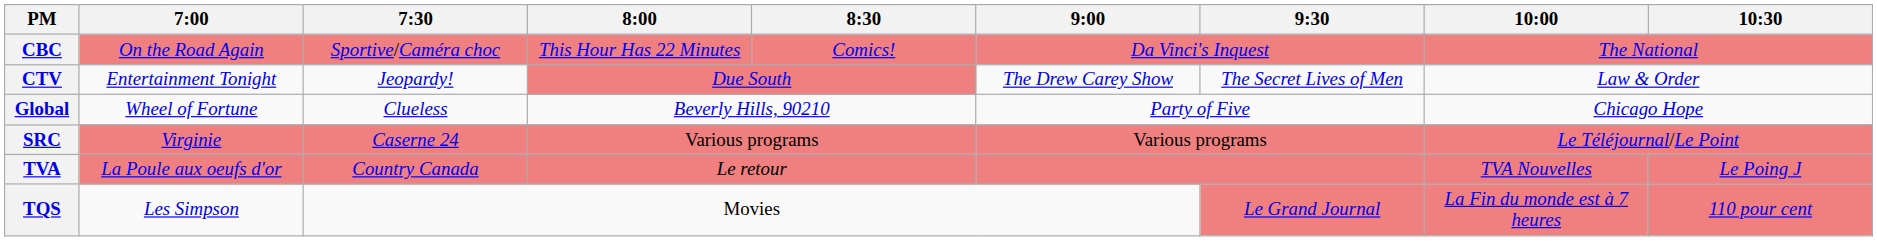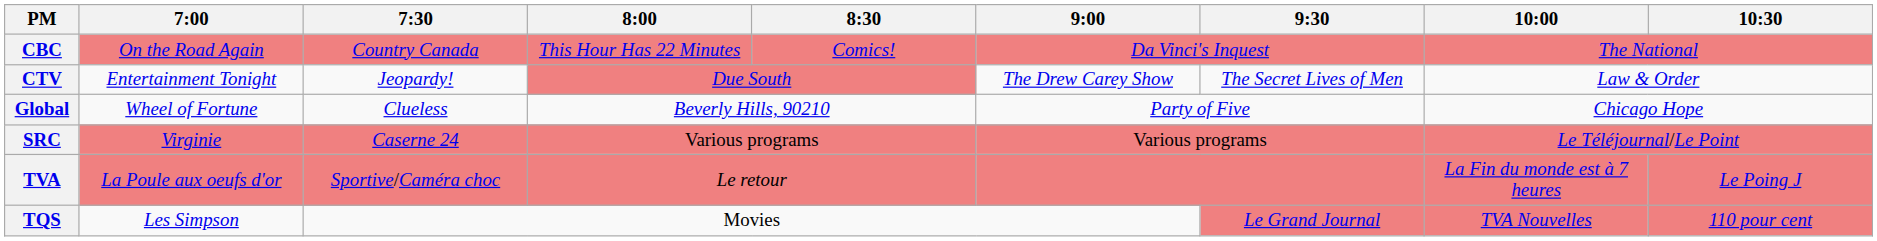(416, 49) Sportive/Caméra choc -> (416, 49) Country Canada
(416, 169) Country Canada -> (416, 179) Sportive/Caméra choc
(1536, 169) TVA Nouvelles -> (1536, 179) La Fin du monde est à 7 heures
(1536, 209) La Fin du monde est à 7 heures -> (1536, 220) TVA Nouvelles
